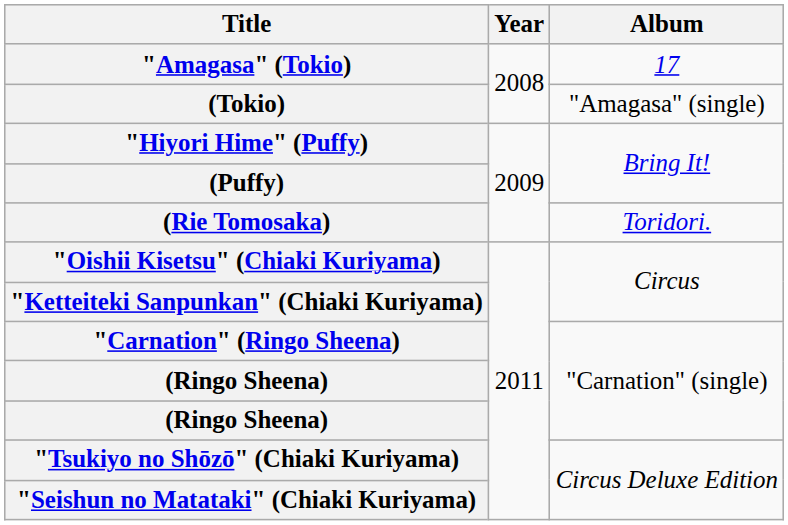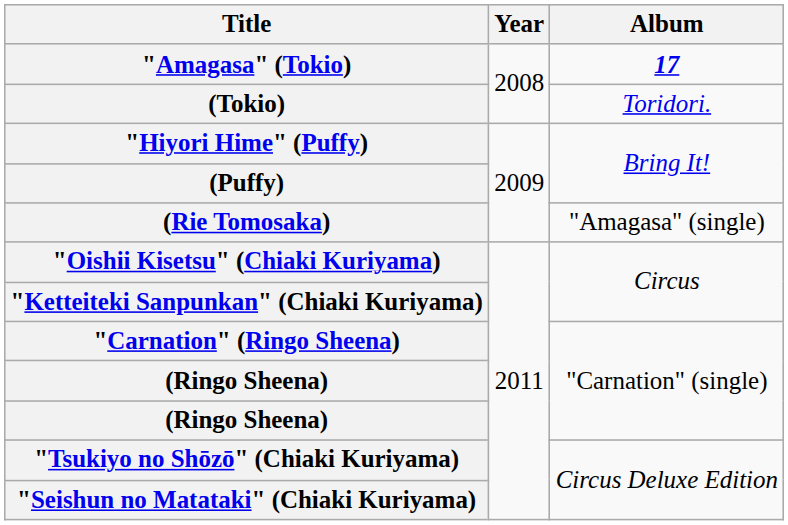(667, 63) normal -> (667, 63) bold
(667, 103) "Amagasa" (single) -> (667, 103) Toridori.
(667, 222) Toridori. -> (667, 222) "Amagasa" (single)
